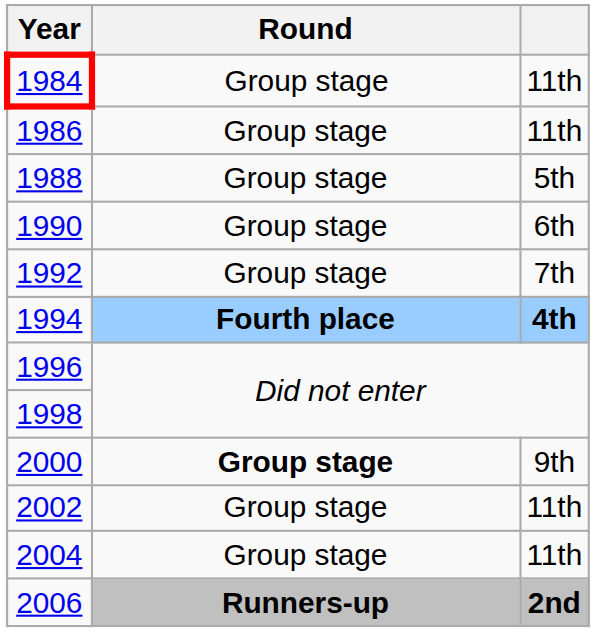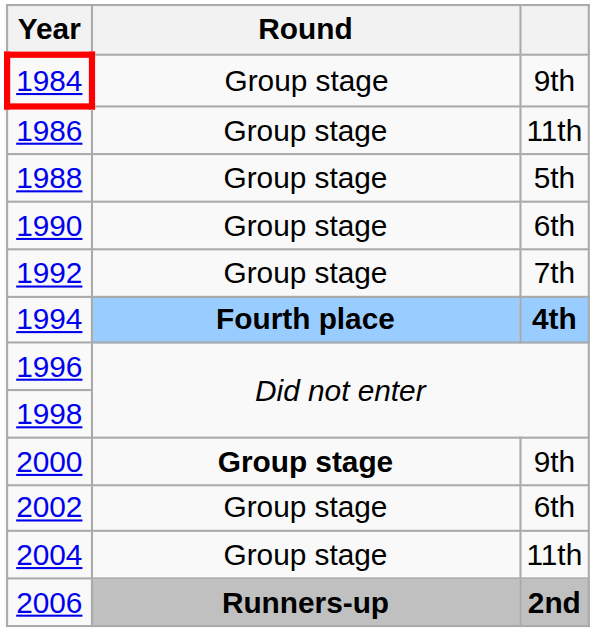(554, 80) 11th -> (554, 80) 9th
(554, 508) 11th -> (554, 508) 6th
